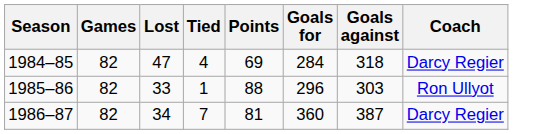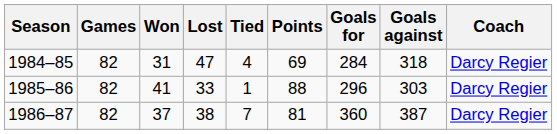+ column: (162, 27)
(455, 89) Ron Ullyot -> (499, 89) Darcy Regier
(162, 115) 34 -> (205, 115) 38
